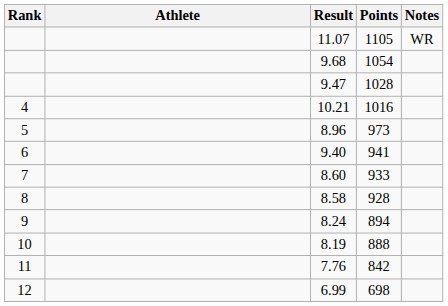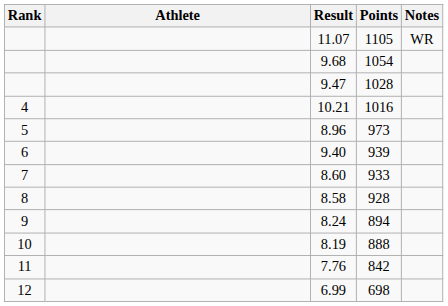(379, 152) 941 -> (379, 152) 939
